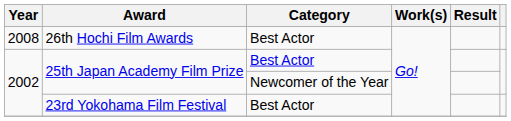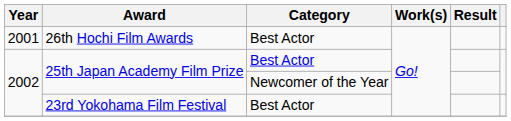(23, 37) 2008 -> (23, 37) 2001
